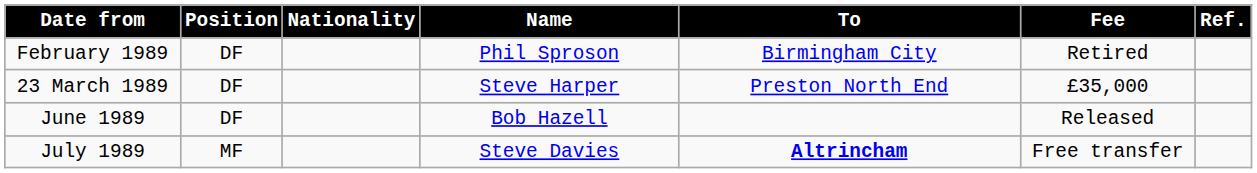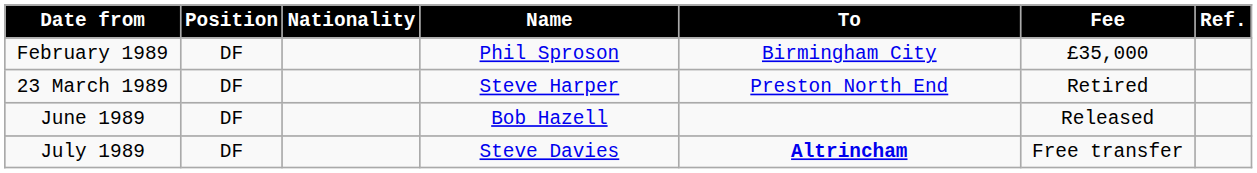(1108, 53) Retired -> (1108, 53) £35,000
(1108, 86) £35,000 -> (1108, 86) Retired
(231, 151) MF -> (231, 151) DF
